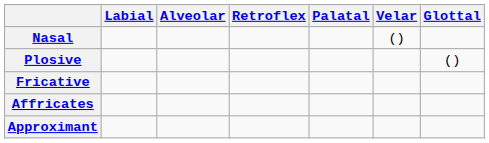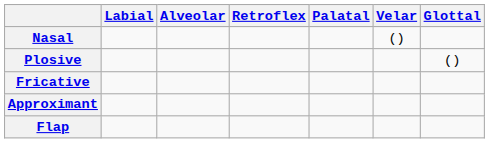- row: (53, 105)
+ row: (53, 127)
